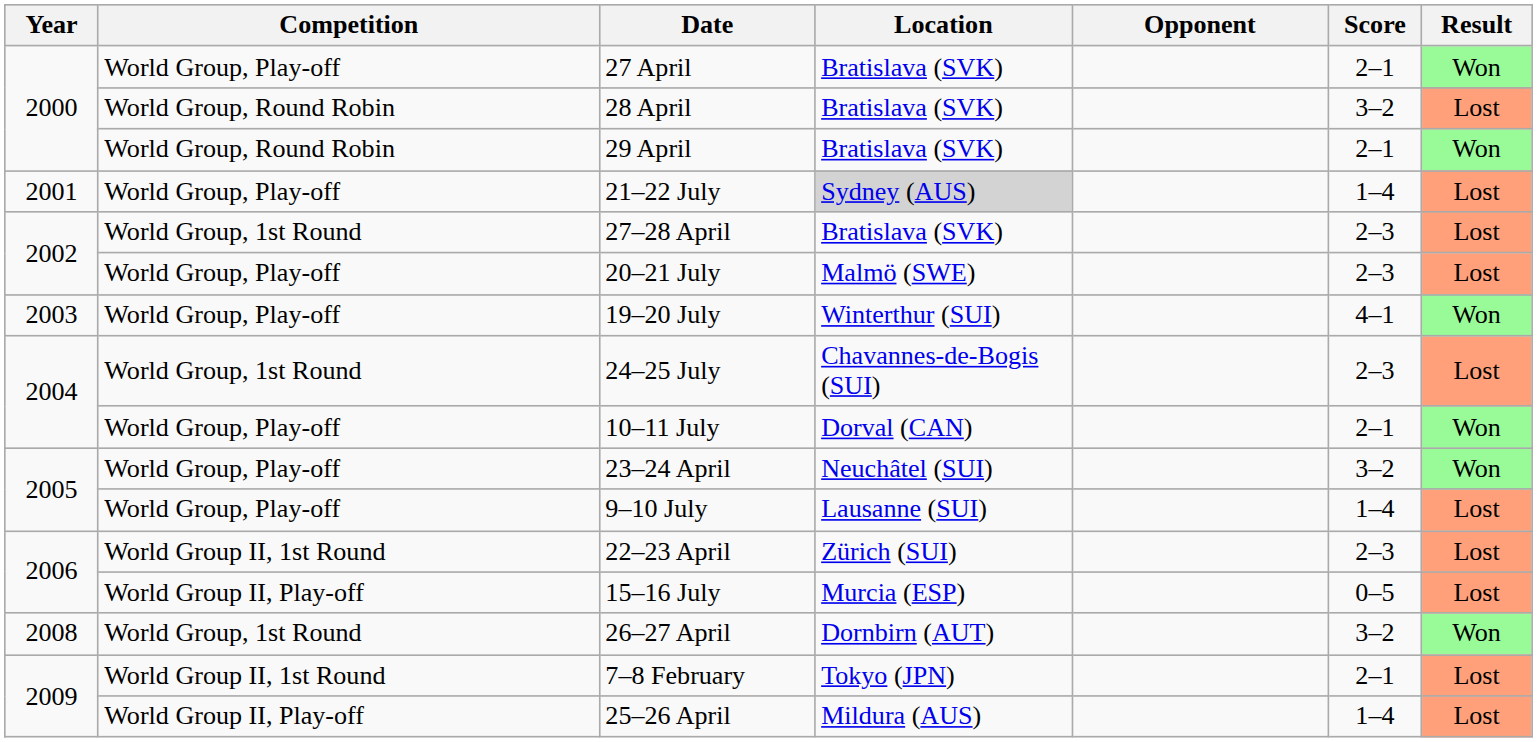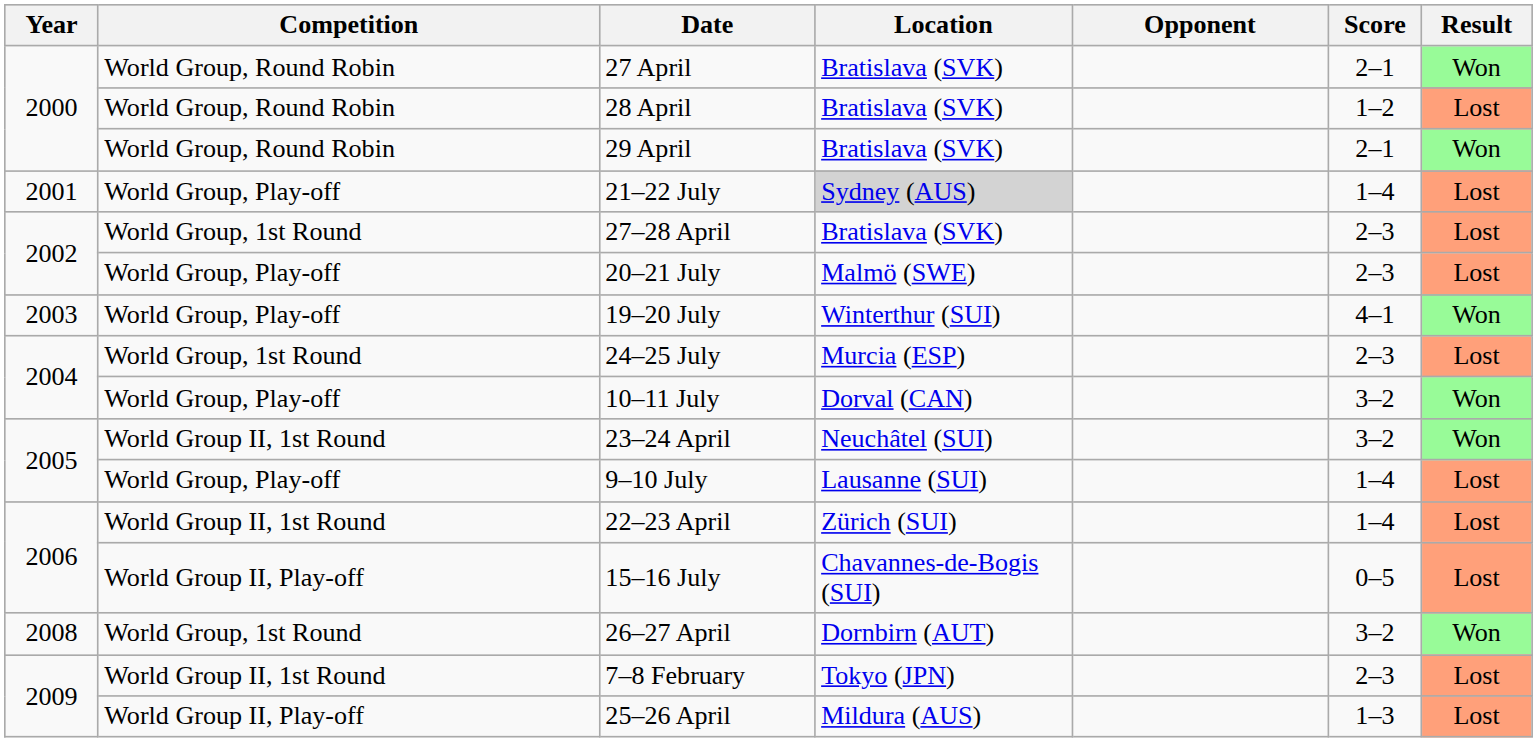(222, 66) World Group, Play-off -> (250, 66) World Group, Round Robin
(1375, 107) 3–2 -> (1375, 107) 1–2
(930, 370) Chavannes-de-Bogis (SUI) -> (893, 356) Murcia (ESP)
(1375, 426) 2–1 -> (1375, 397) 3–2
(222, 468) World Group, Play-off -> (245, 438) World Group II, 1st Round
(1375, 550) 2–3 -> (1375, 521) 1–4
(893, 592) Murcia (ESP) -> (930, 577) Chavannes-de-Bogis (SUI)
(1375, 674) 2–1 -> (1375, 674) 2–3
(1375, 716) 1–4 -> (1375, 716) 1–3
